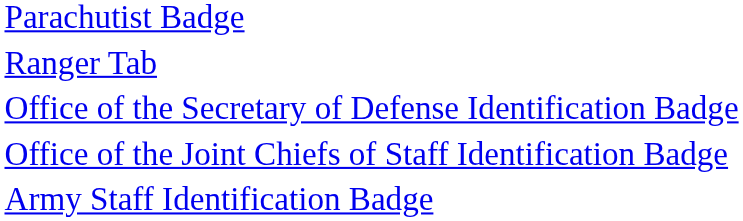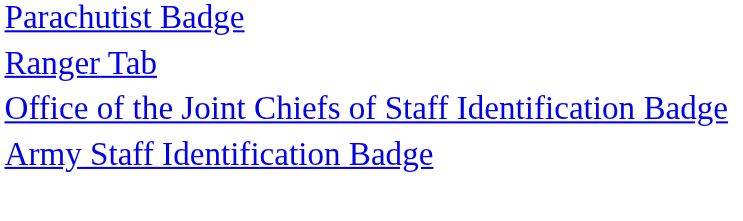- row: (372, 108)
